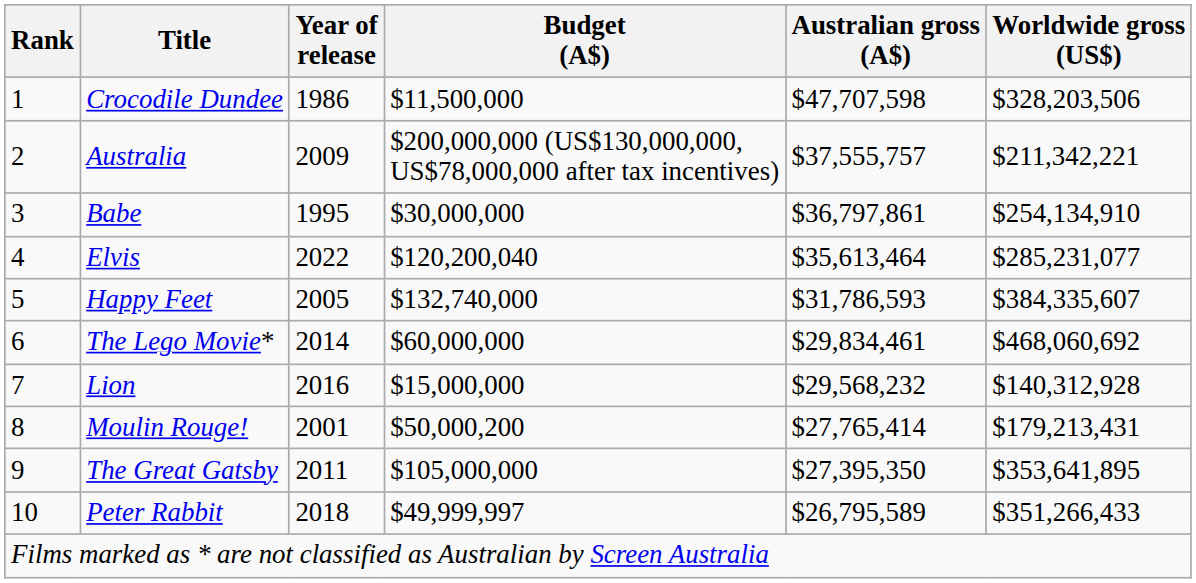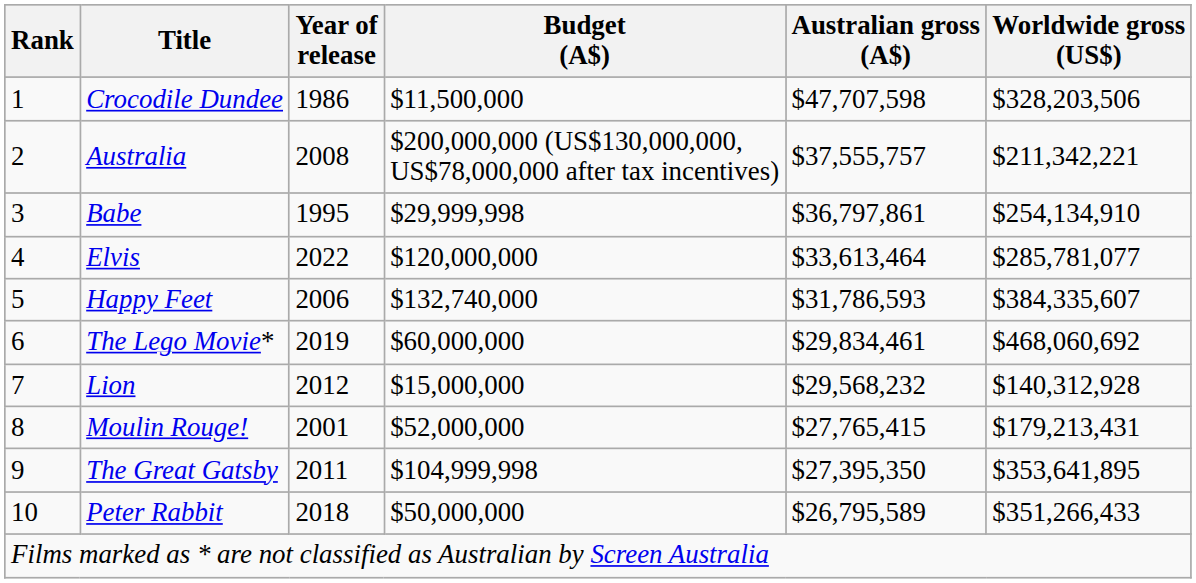(322, 156) 2009 -> (322, 156) 2008
(457, 214) $30,000,000 -> (457, 214) $29,999,998
(464, 256) $120,200,040 -> (464, 256) $120,000,000
(859, 256) $35,613,464 -> (859, 256) $33,613,464
(1066, 256) $285,231,077 -> (1066, 256) $285,781,077
(322, 299) 2005 -> (322, 299) 2006
(322, 342) 2014 -> (322, 342) 2019
(322, 384) 2016 -> (322, 384) 2012
(457, 427) $50,000,200 -> (457, 427) $52,000,000
(859, 427) $27,765,414 -> (859, 427) $27,765,415
(464, 469) $105,000,000 -> (464, 469) $104,999,998
(457, 512) $49,999,997 -> (457, 512) $50,000,000
